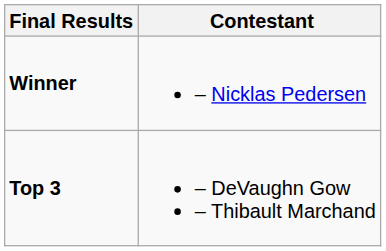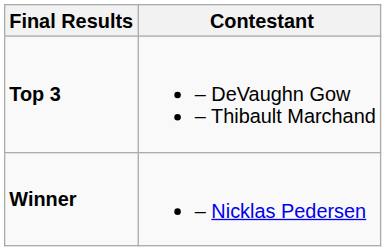rows swapped: (43, 83) <-> (35, 188)
